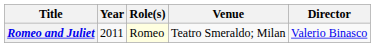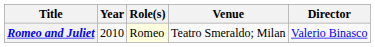(112, 33) 2011 -> (112, 33) 2010
